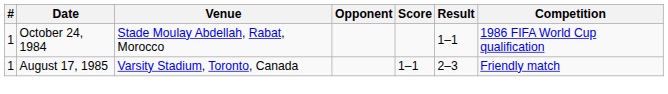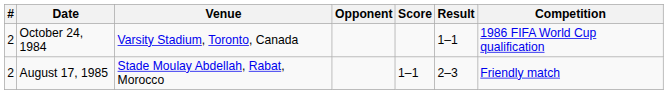(11, 40) 1 -> (11, 40) 2
(201, 40) Stade Moulay Abdellah, Rabat, Morocco -> (208, 40) Varsity Stadium, Toronto, Canada
(11, 66) 1 -> (11, 73) 2
(208, 66) Varsity Stadium, Toronto, Canada -> (201, 73) Stade Moulay Abdellah, Rabat, Morocco
